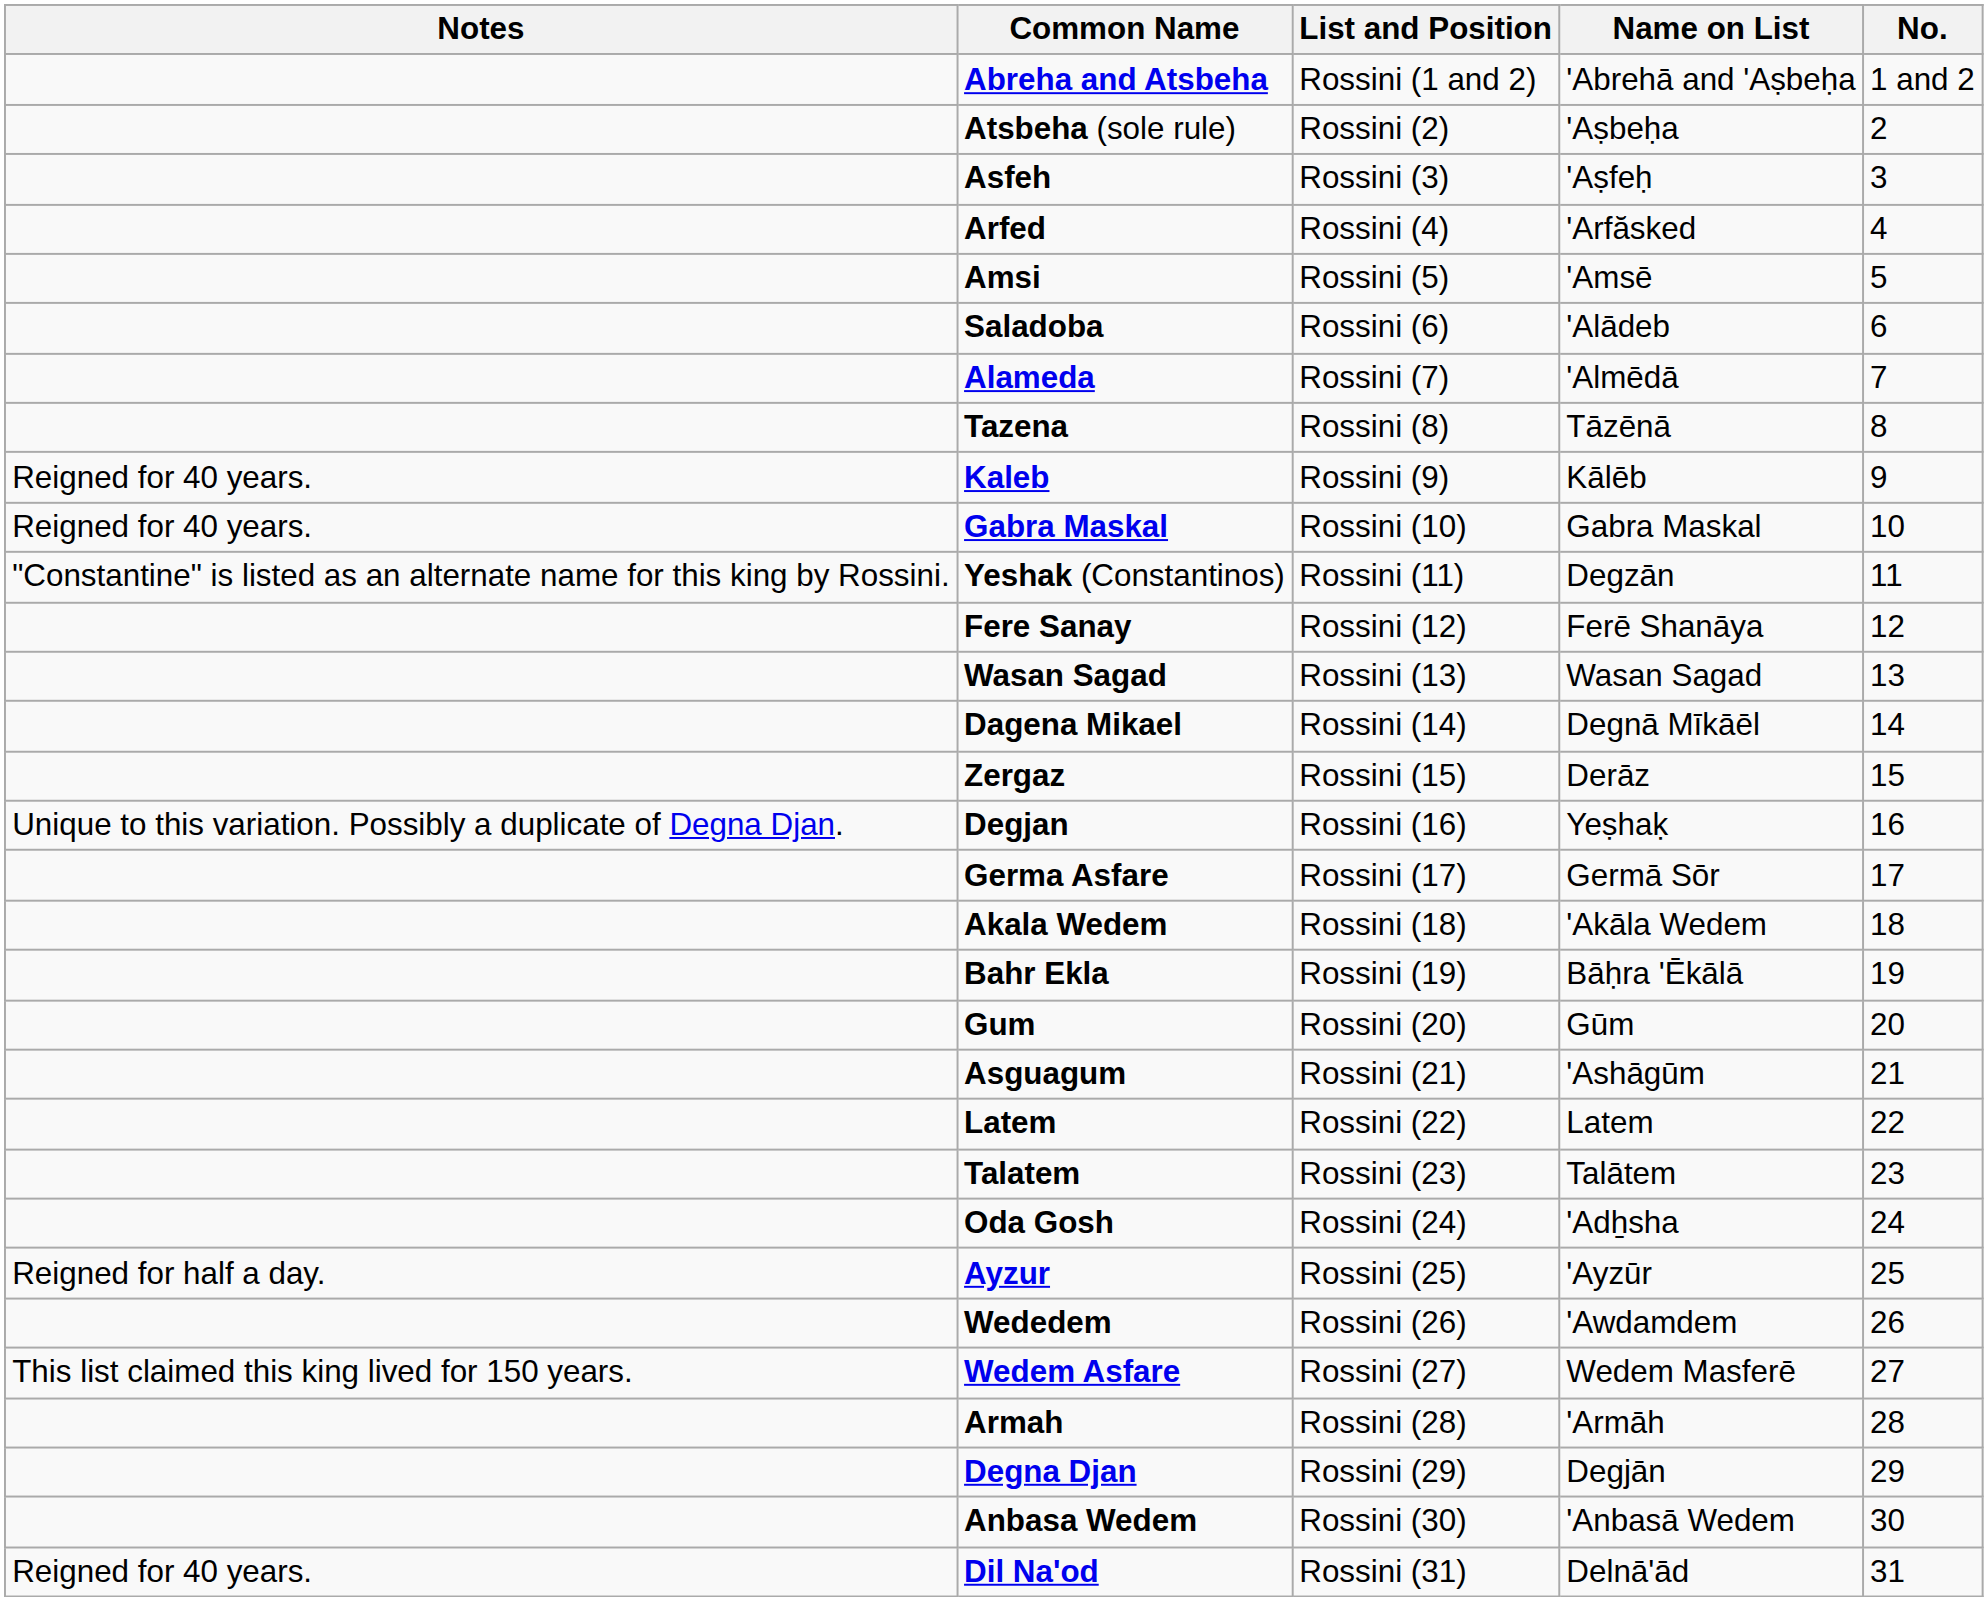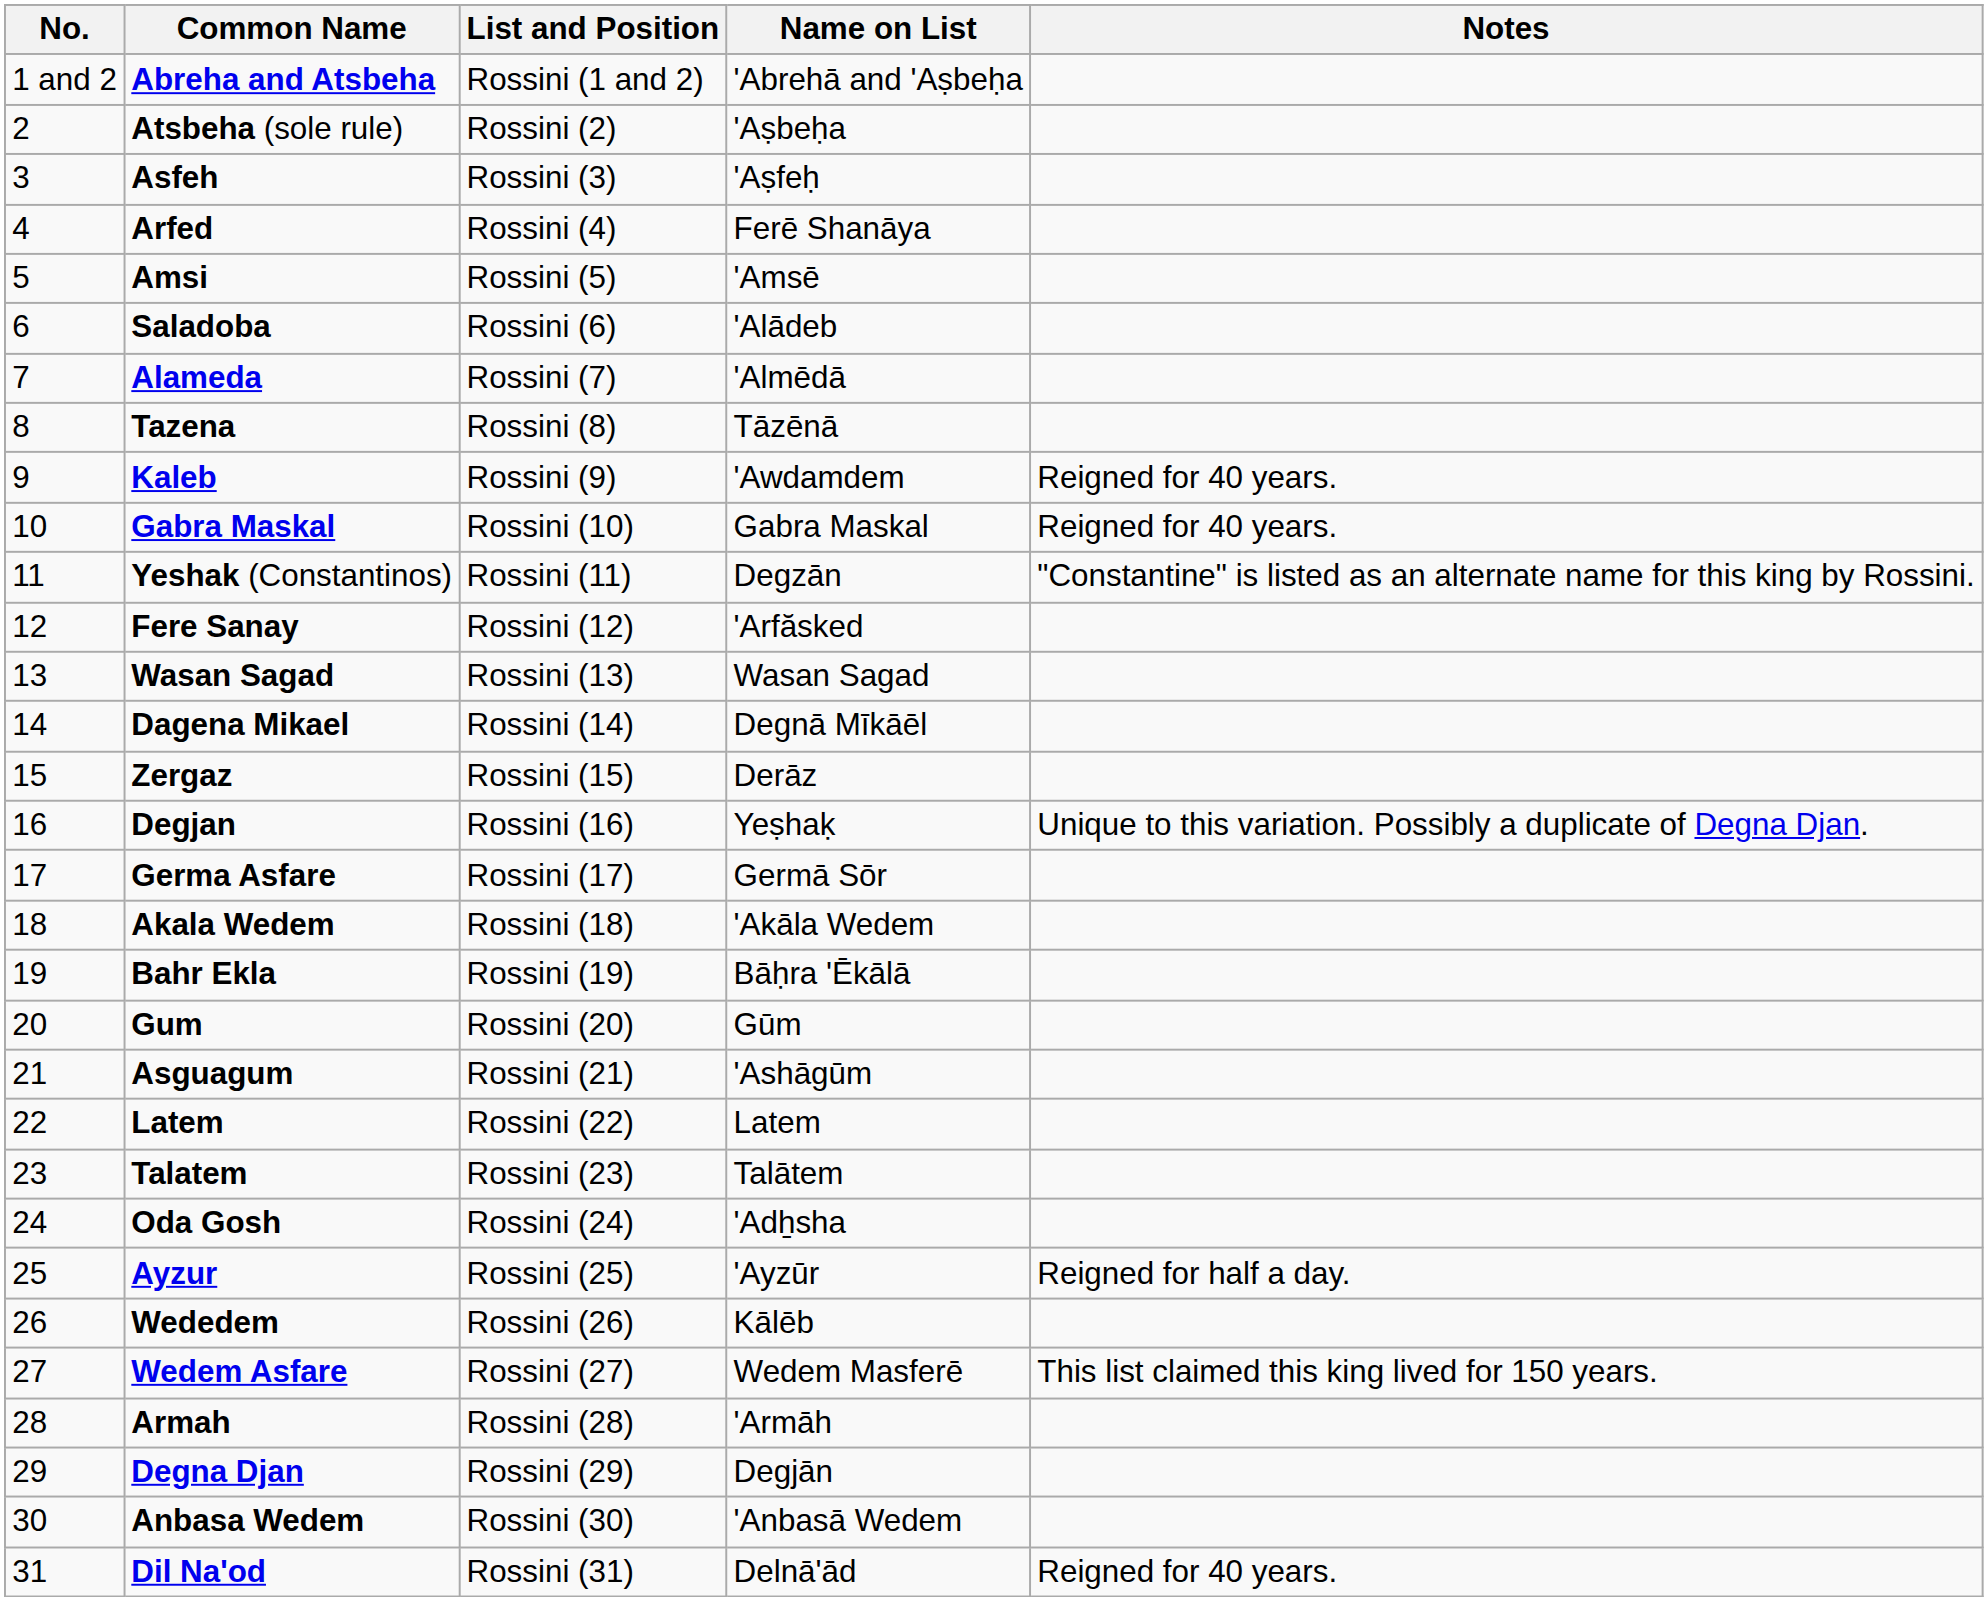columns swapped: (1922, 29) <-> (481, 29)
(1631, 228) 'Arfăsked -> (832, 228) Ferē Shanāya
(1606, 476) Kālēb -> (819, 476) 'Awdamdem
(1665, 626) Ferē Shanāya -> (798, 626) 'Arfăsked
(1652, 1322) 'Awdamdem -> (774, 1322) Kālēb
